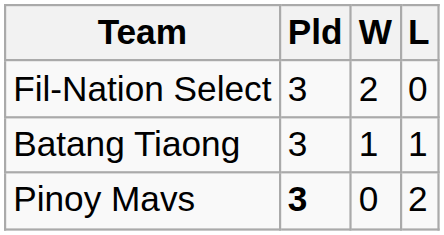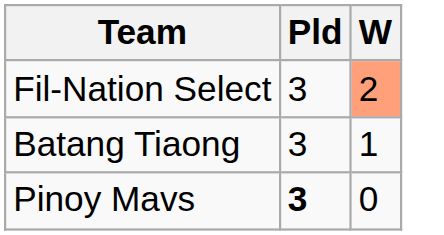- column: (419, 32)
(368, 88) no background -> (368, 88) lightsalmon background
